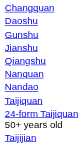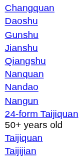+ row: (22, 100)
rows swapped: (24, 100) <-> (42, 119)
